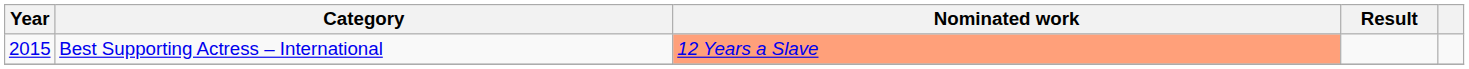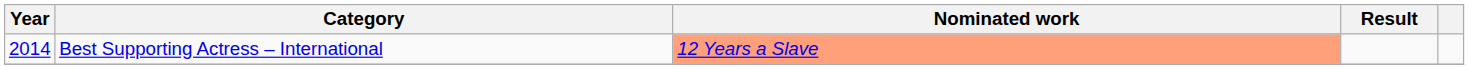(30, 49) 2015 -> (30, 49) 2014
